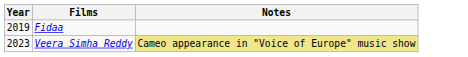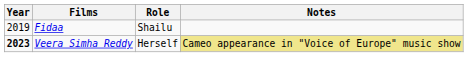+ column: (158, 12)
(18, 44) normal -> (18, 44) bold
